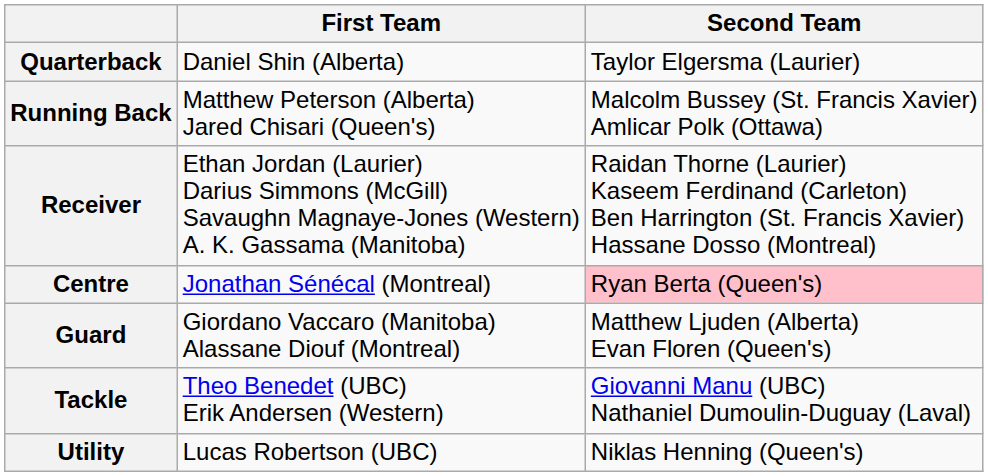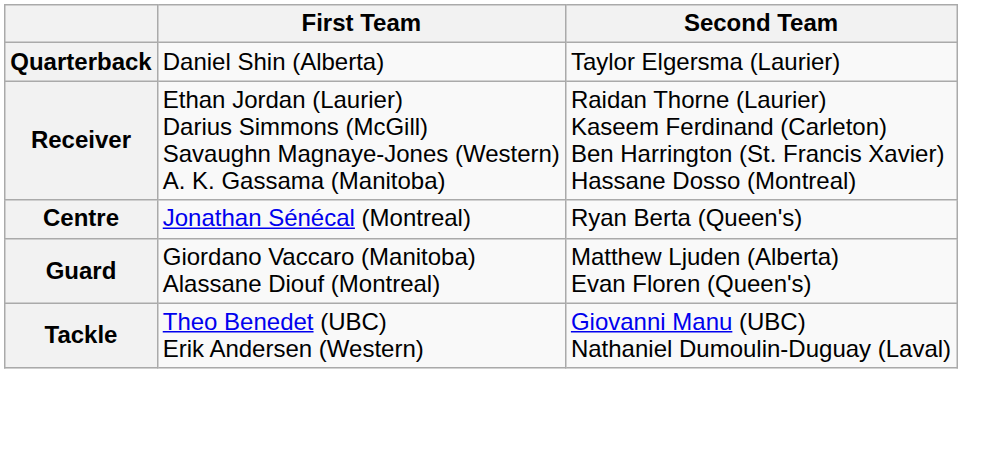- row: (91, 113)
(707, 283) pink background -> (687, 218) no background
- row: (91, 451)
